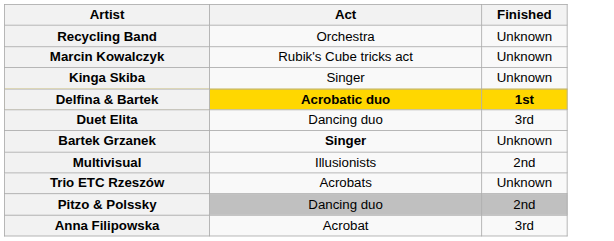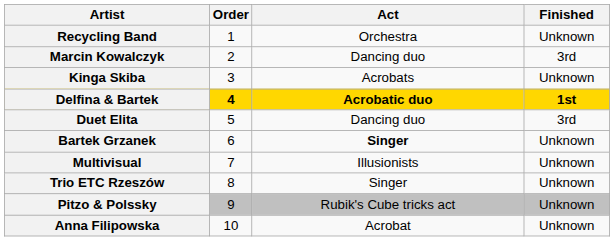+ column: (231, 15)
(346, 57) Rubik's Cube tricks act -> (388, 57) Dancing duo
(524, 57) Unknown -> (567, 57) 3rd
(346, 78) Singer -> (388, 78) Acrobats
(524, 162) 2nd -> (567, 162) Unknown
(346, 183) Acrobats -> (388, 183) Singer
(346, 204) Dancing duo -> (388, 204) Rubik's Cube tricks act
(524, 204) 2nd -> (567, 204) Unknown
(524, 225) 3rd -> (567, 225) Unknown
